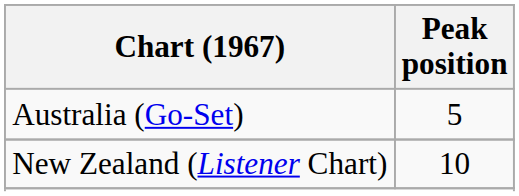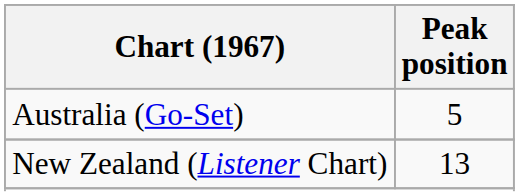(455, 163) 10 -> (455, 163) 13
